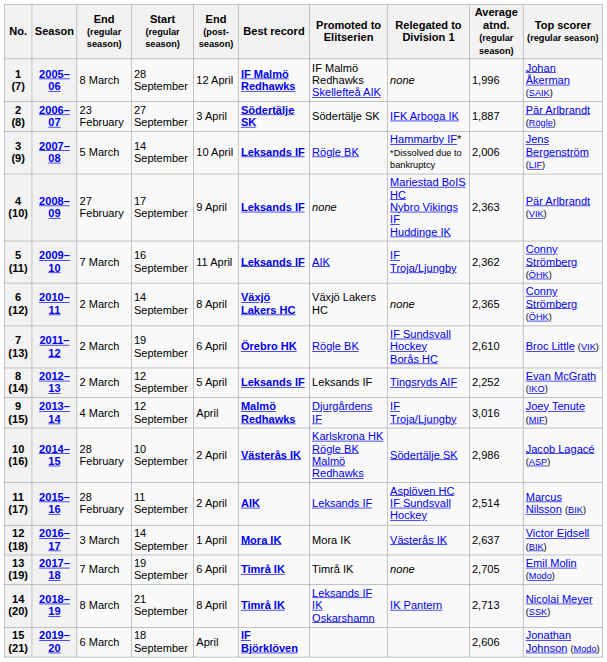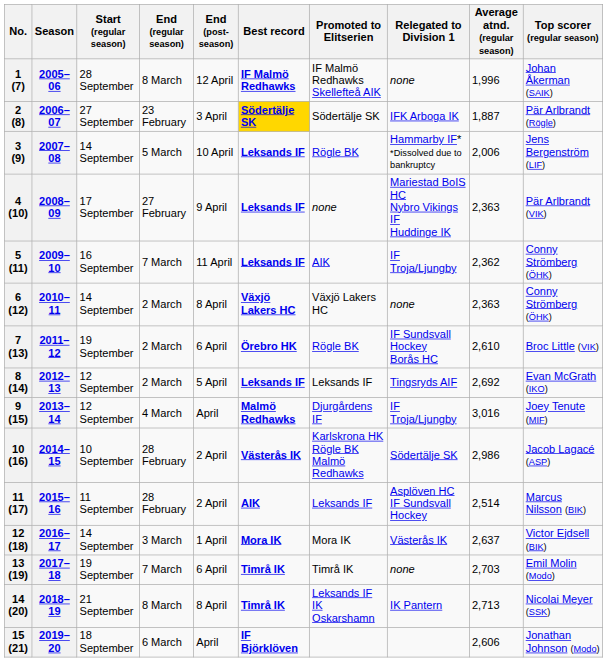columns swapped: (163, 31) <-> (104, 31)
(268, 116) no background -> (268, 116) gold background
(486, 304) 2,365 -> (486, 304) 2,363
(486, 383) 2,252 -> (486, 383) 2,692
(486, 569) 2,705 -> (486, 569) 2,703
